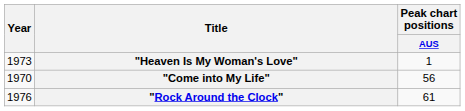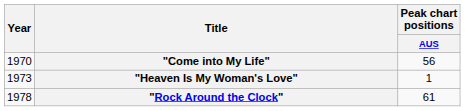rows swapped: (216, 79) <-> (216, 61)
(19, 97) 1976 -> (19, 97) 1978
